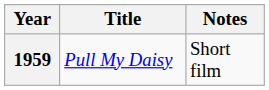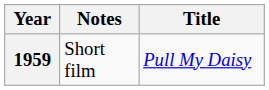columns swapped: (123, 19) <-> (225, 19)
